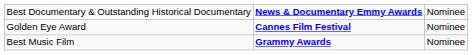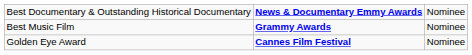rows swapped: (40, 42) <-> (46, 27)
